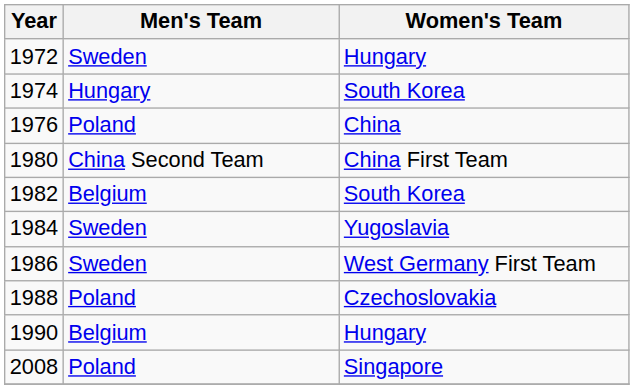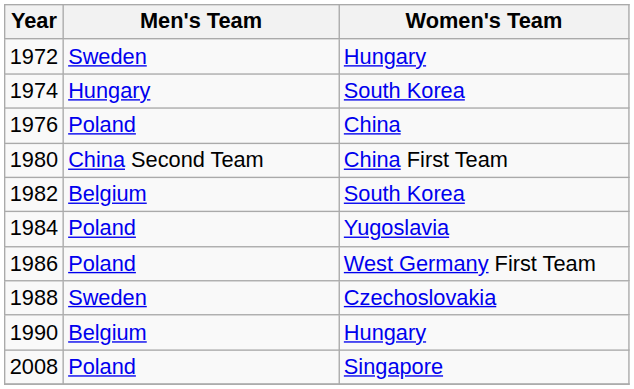(107, 228) Sweden -> (102, 228) Poland
(107, 263) Sweden -> (102, 263) Poland
(102, 297) Poland -> (107, 297) Sweden
